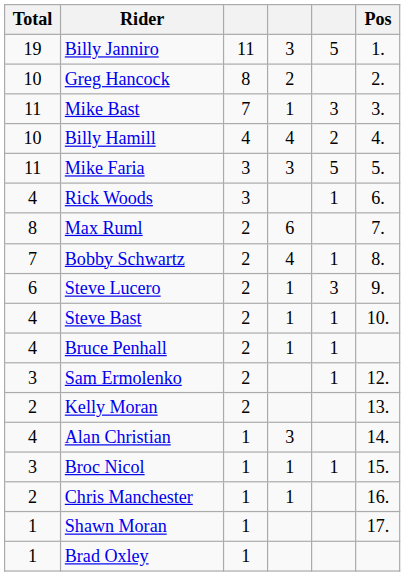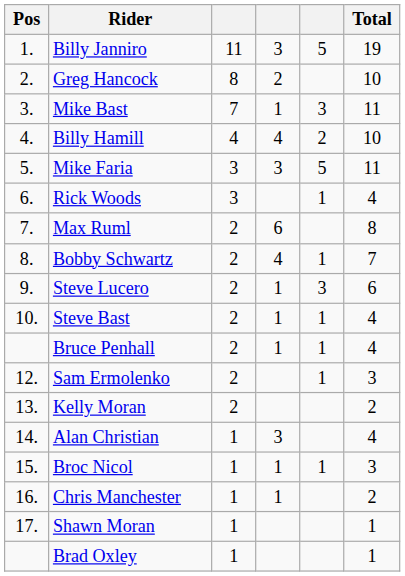columns swapped: (378, 19) <-> (33, 19)
